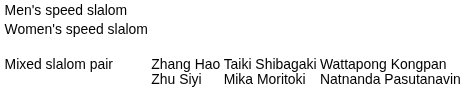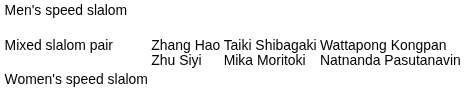rows swapped: (76, 29) <-> (59, 64)
